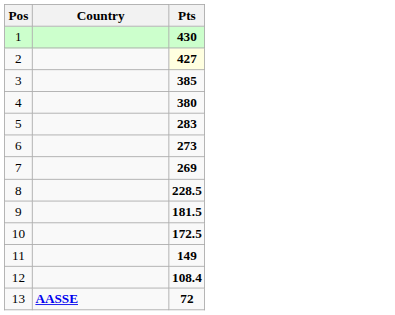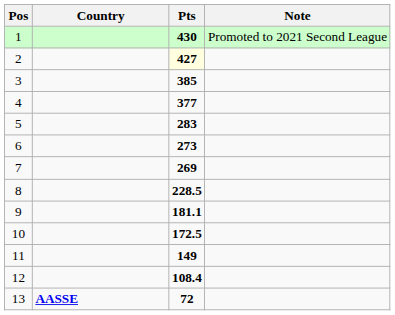+ column: (297, 15)
(187, 102) 380 -> (187, 102) 377
(187, 211) 181.5 -> (187, 211) 181.1
